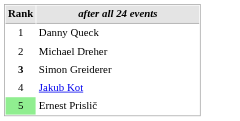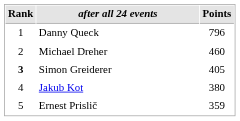+ column: (217, 14)
(21, 106) lightgreen background -> (21, 106) no background
